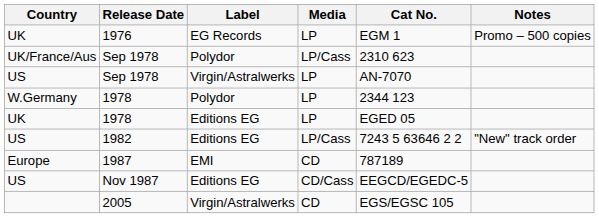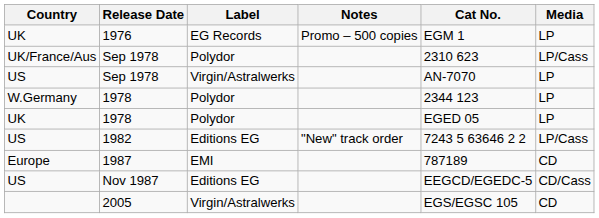columns swapped: (327, 14) <-> (533, 14)
(225, 118) Editions EG -> (212, 118) Polydor
